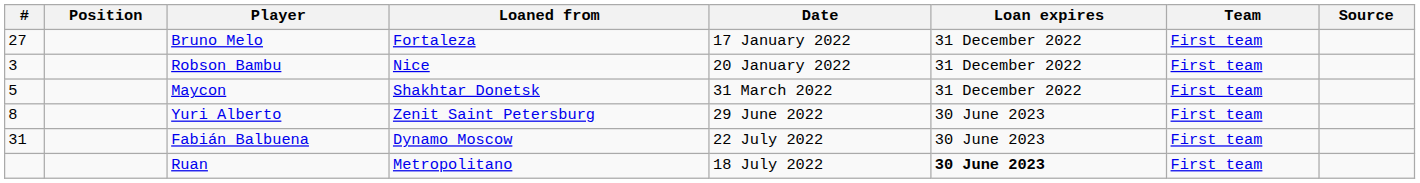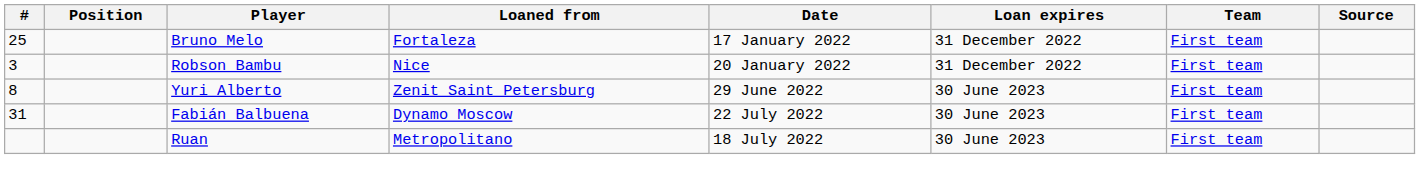(17, 42) 27 -> (17, 42) 25
- row: (199, 91)
(990, 166) bold -> (990, 141) normal
